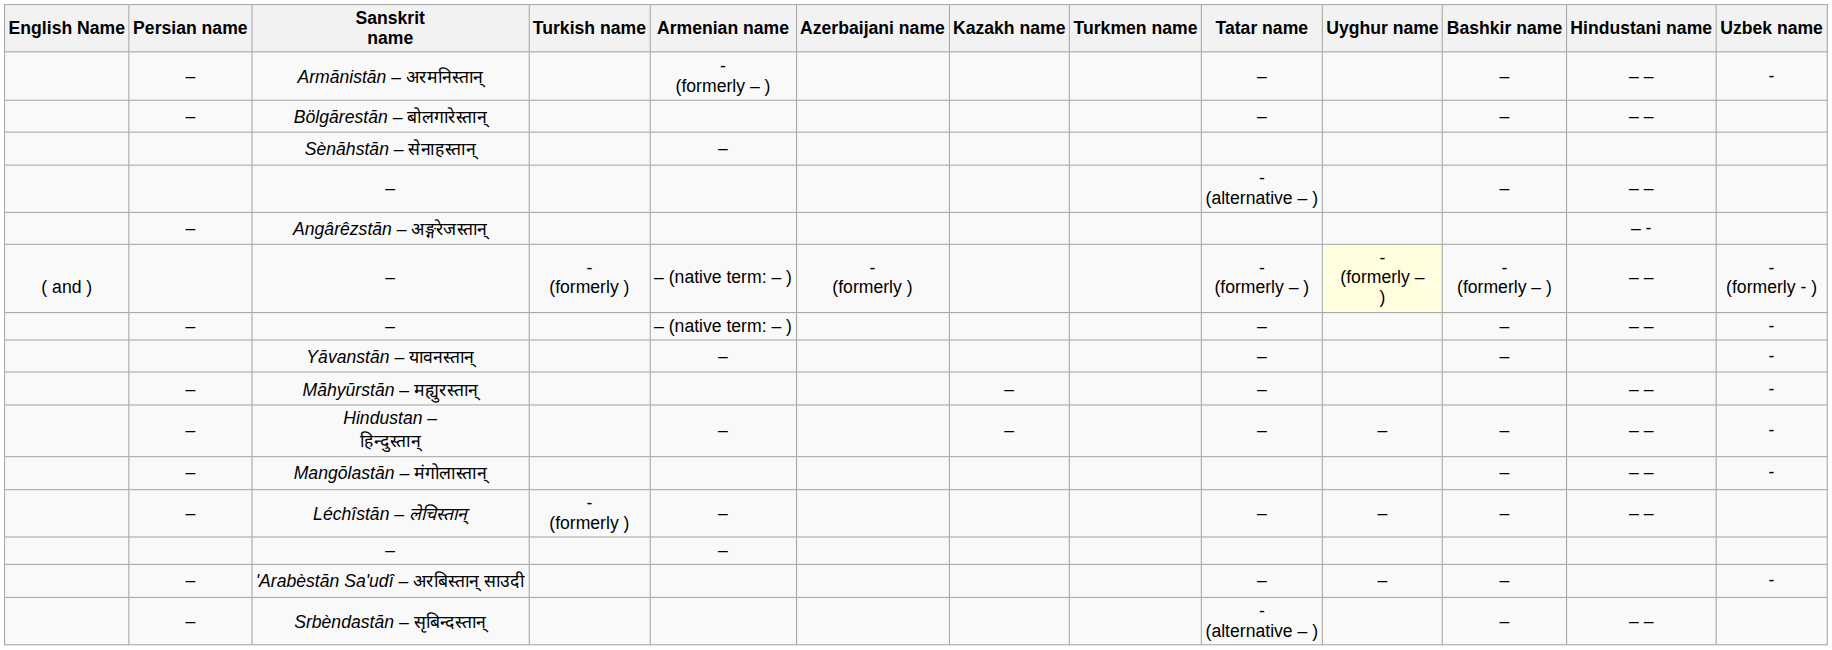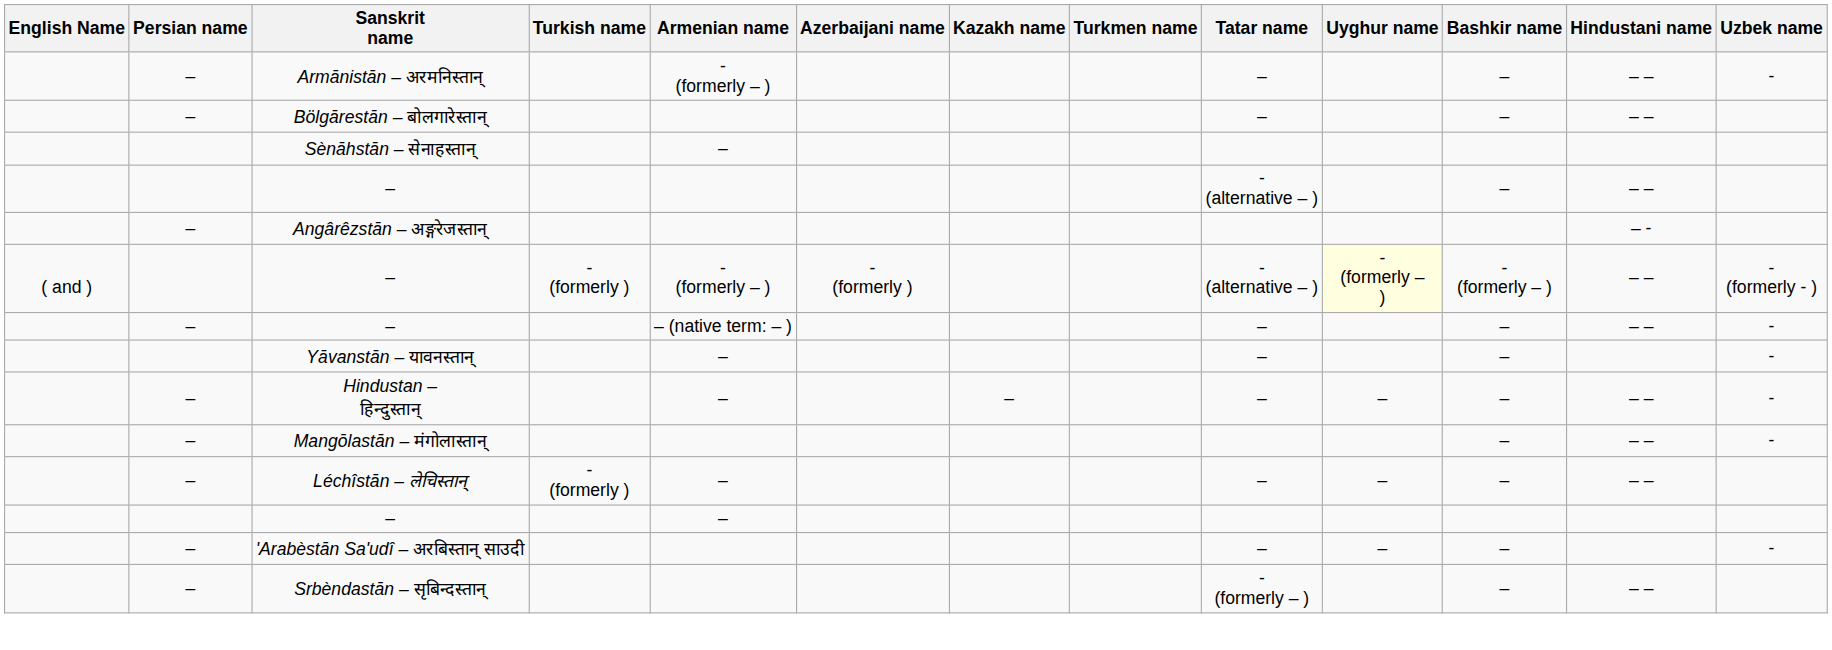(723, 278) – (native term: – ) -> (723, 278) - (formerly – )
(1262, 278) - (formerly – ) -> (1262, 278) - (alternative – )
- row: (67, 389)
(1262, 620) - (alternative – ) -> (1262, 588) - (formerly – )
